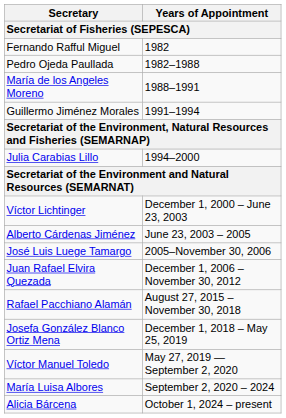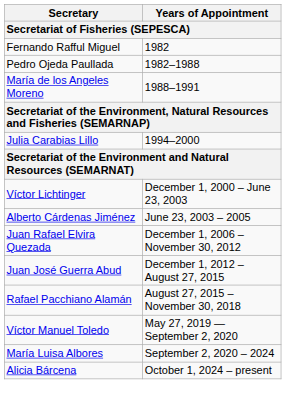- row: (73, 110)
- row: (69, 251)
+ row: (64, 270)
- row: (65, 334)
